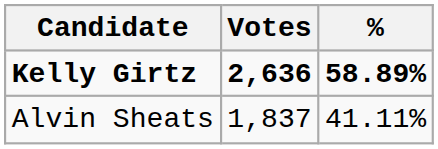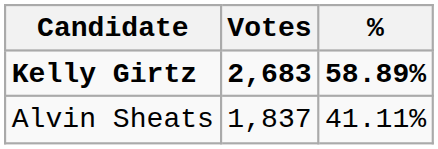(269, 74) 2,636 -> (269, 74) 2,683
